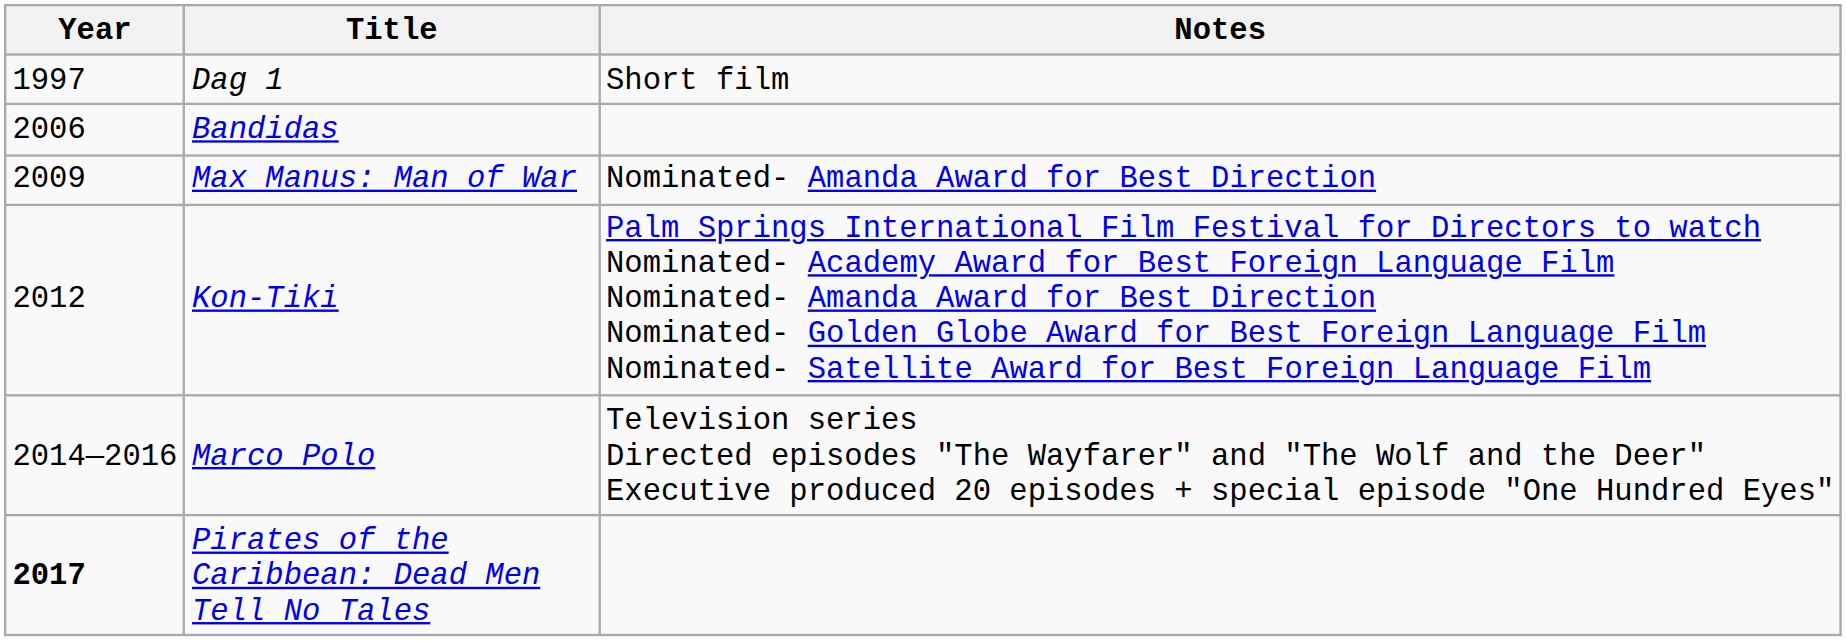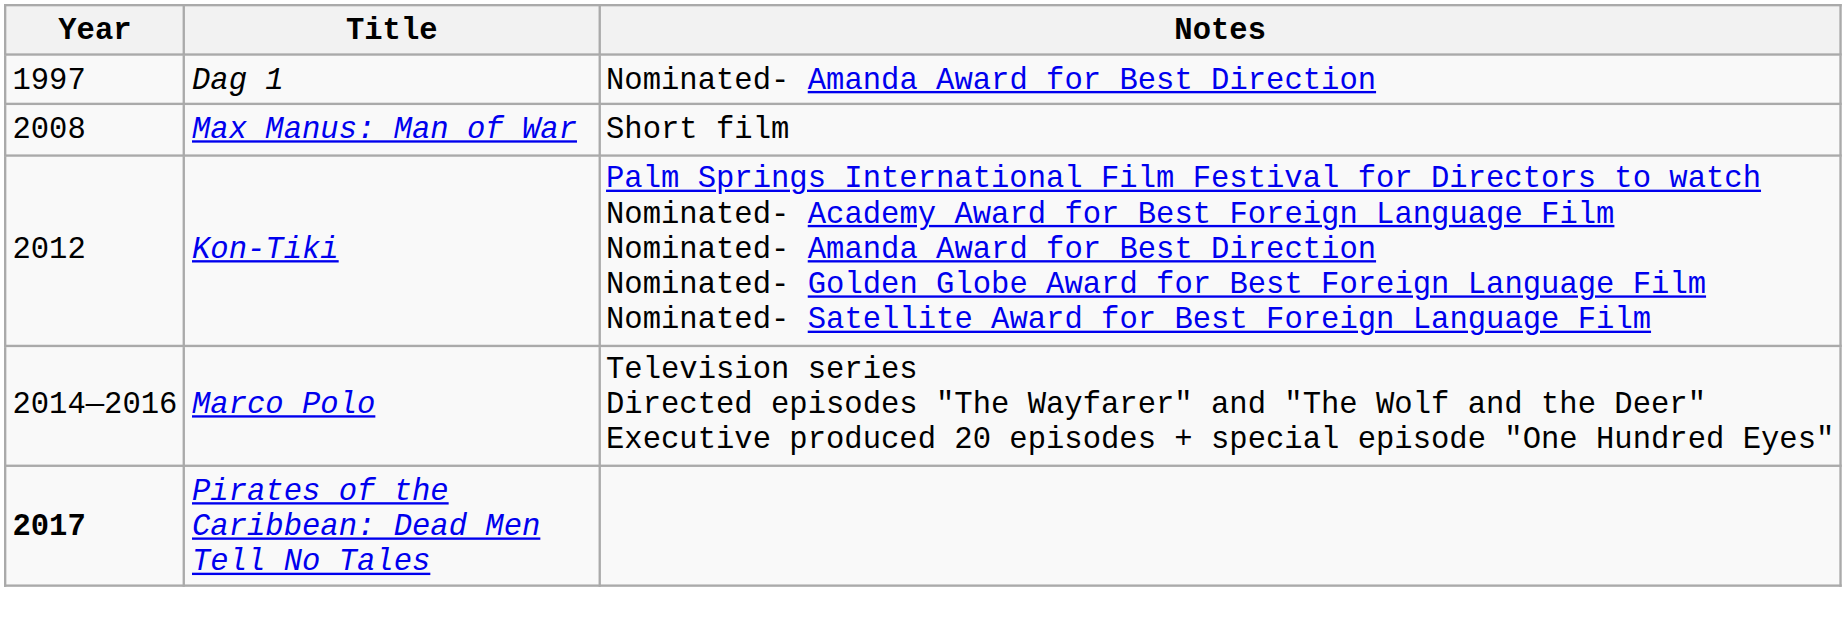(698, 80) Short film -> (991, 80) Nominated- Amanda Award for Best Direction
- row: (265, 130)
(49, 179) 2009 -> (49, 130) 2008
(991, 179) Nominated- Amanda Award for Best Direction -> (698, 130) Short film
